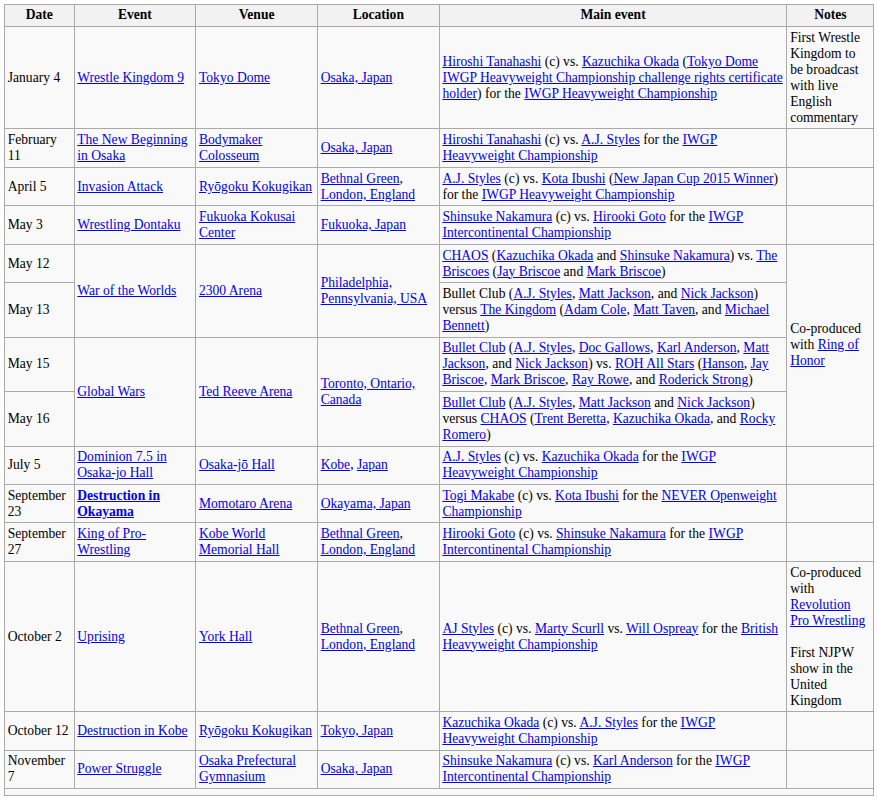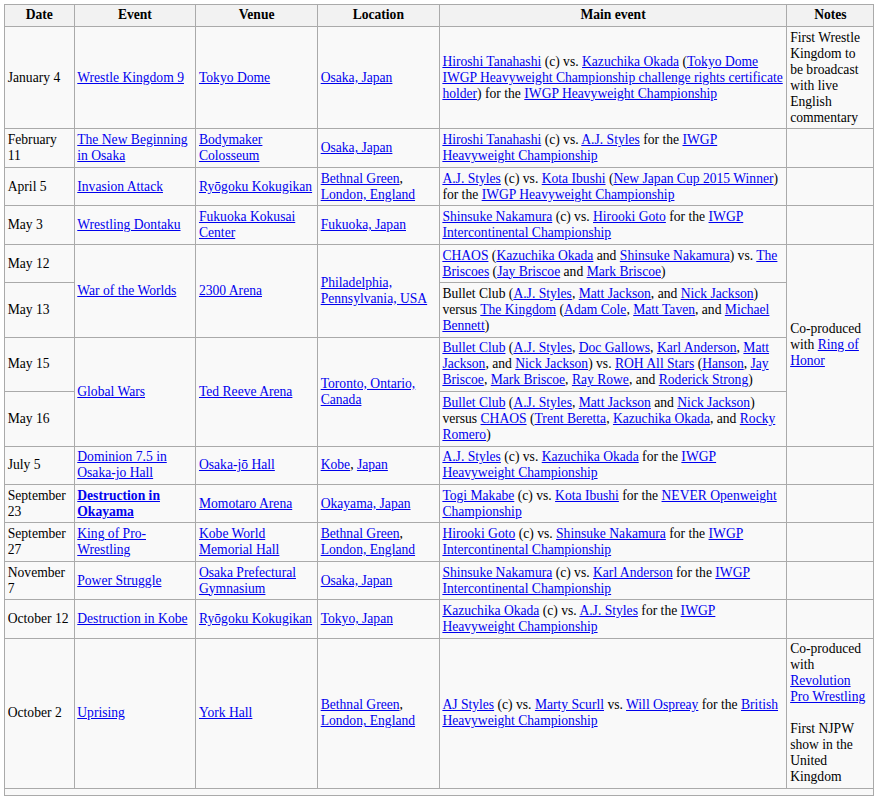rows swapped: (35, 636) <-> (36, 769)
